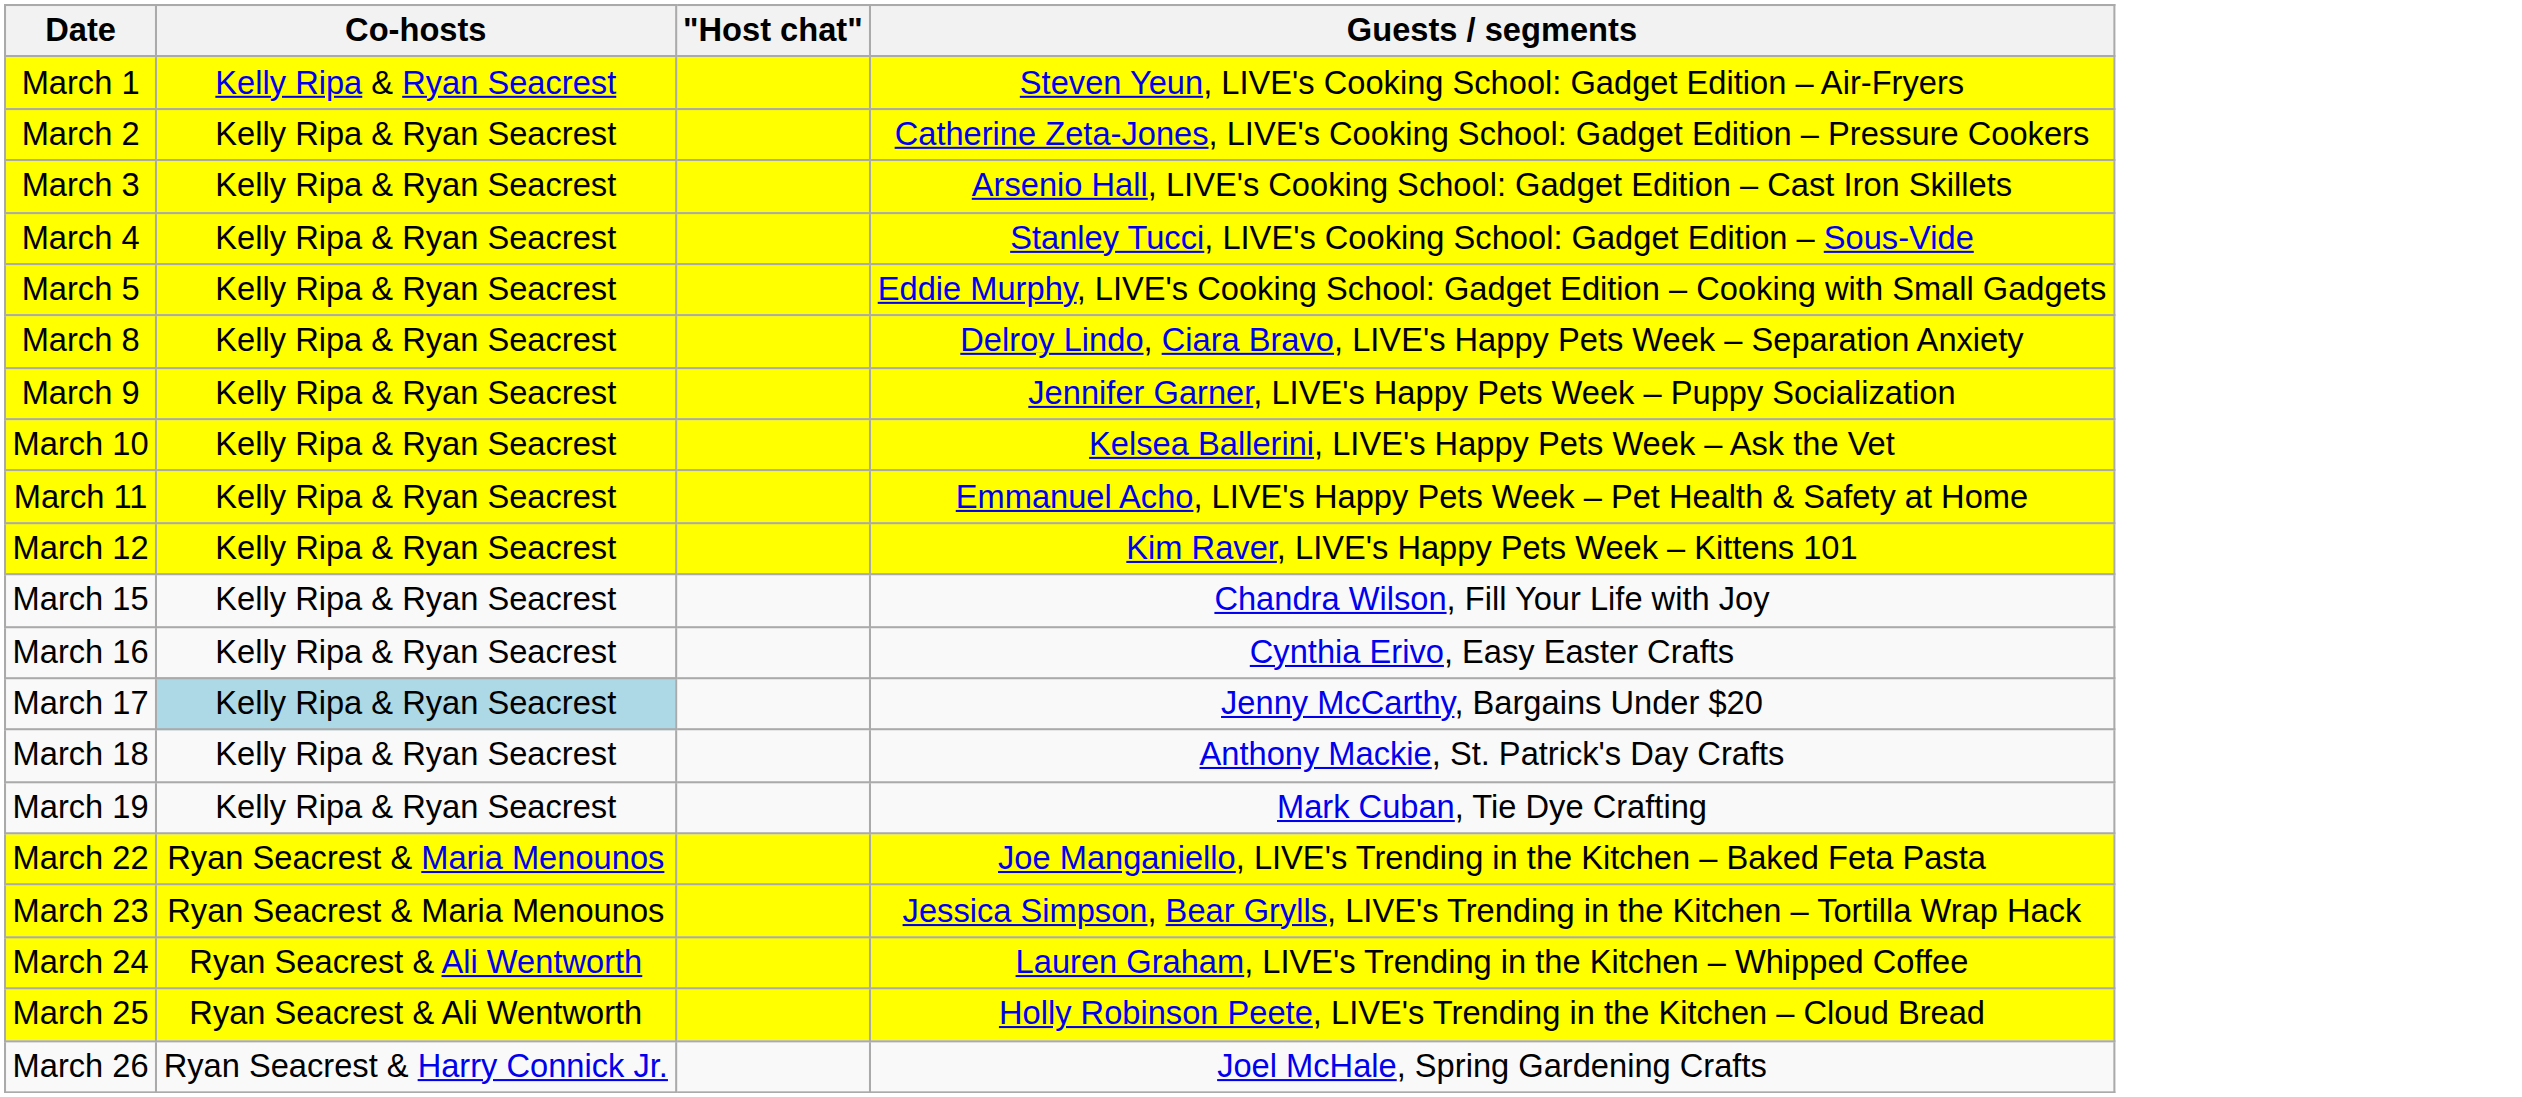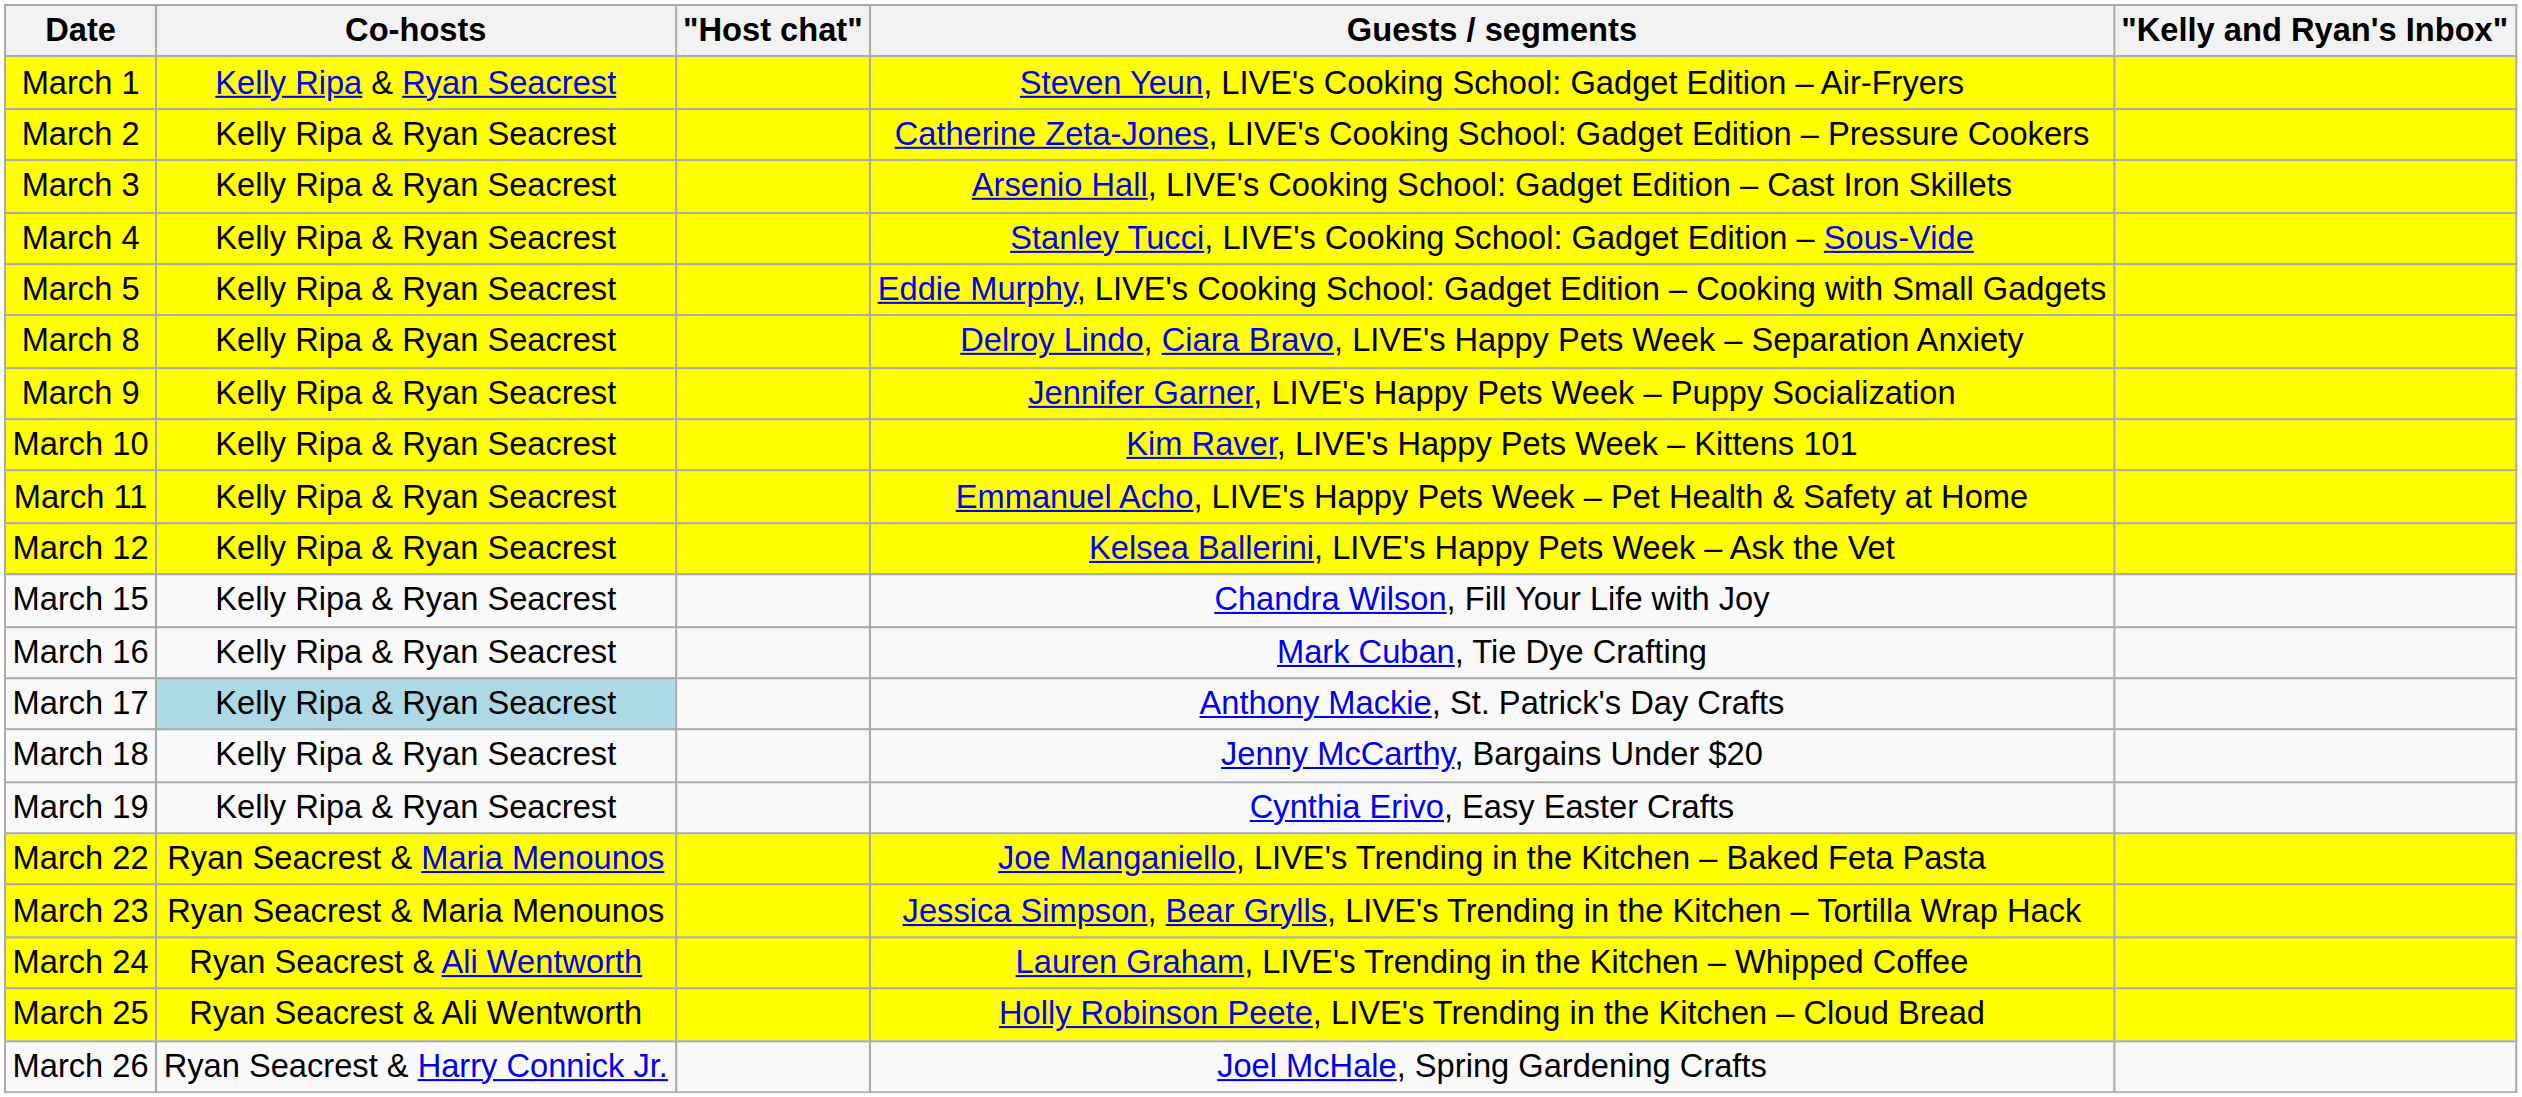+ column: (2315, 30)
(1492, 444) Kelsea Ballerini, LIVE's Happy Pets Week – Ask the Vet -> (1492, 444) Kim Raver, LIVE's Happy Pets Week – Kittens 101
(1492, 548) Kim Raver, LIVE's Happy Pets Week – Kittens 101 -> (1492, 548) Kelsea Ballerini, LIVE's Happy Pets Week – Ask the Vet
(1492, 651) Cynthia Erivo, Easy Easter Crafts -> (1492, 651) Mark Cuban, Tie Dye Crafting
(1492, 703) Jenny McCarthy, Bargains Under $20 -> (1492, 703) Anthony Mackie, St. Patrick's Day Crafts
(1492, 755) Anthony Mackie, St. Patrick's Day Crafts -> (1492, 755) Jenny McCarthy, Bargains Under $20
(1492, 806) Mark Cuban, Tie Dye Crafting -> (1492, 806) Cynthia Erivo, Easy Easter Crafts
